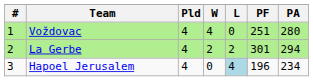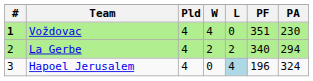(10, 31) normal -> (10, 31) bold
(260, 31) 251 -> (260, 31) 351
(290, 31) 280 -> (290, 31) 230
(260, 49) 301 -> (260, 49) 340
(290, 67) 234 -> (290, 67) 324
